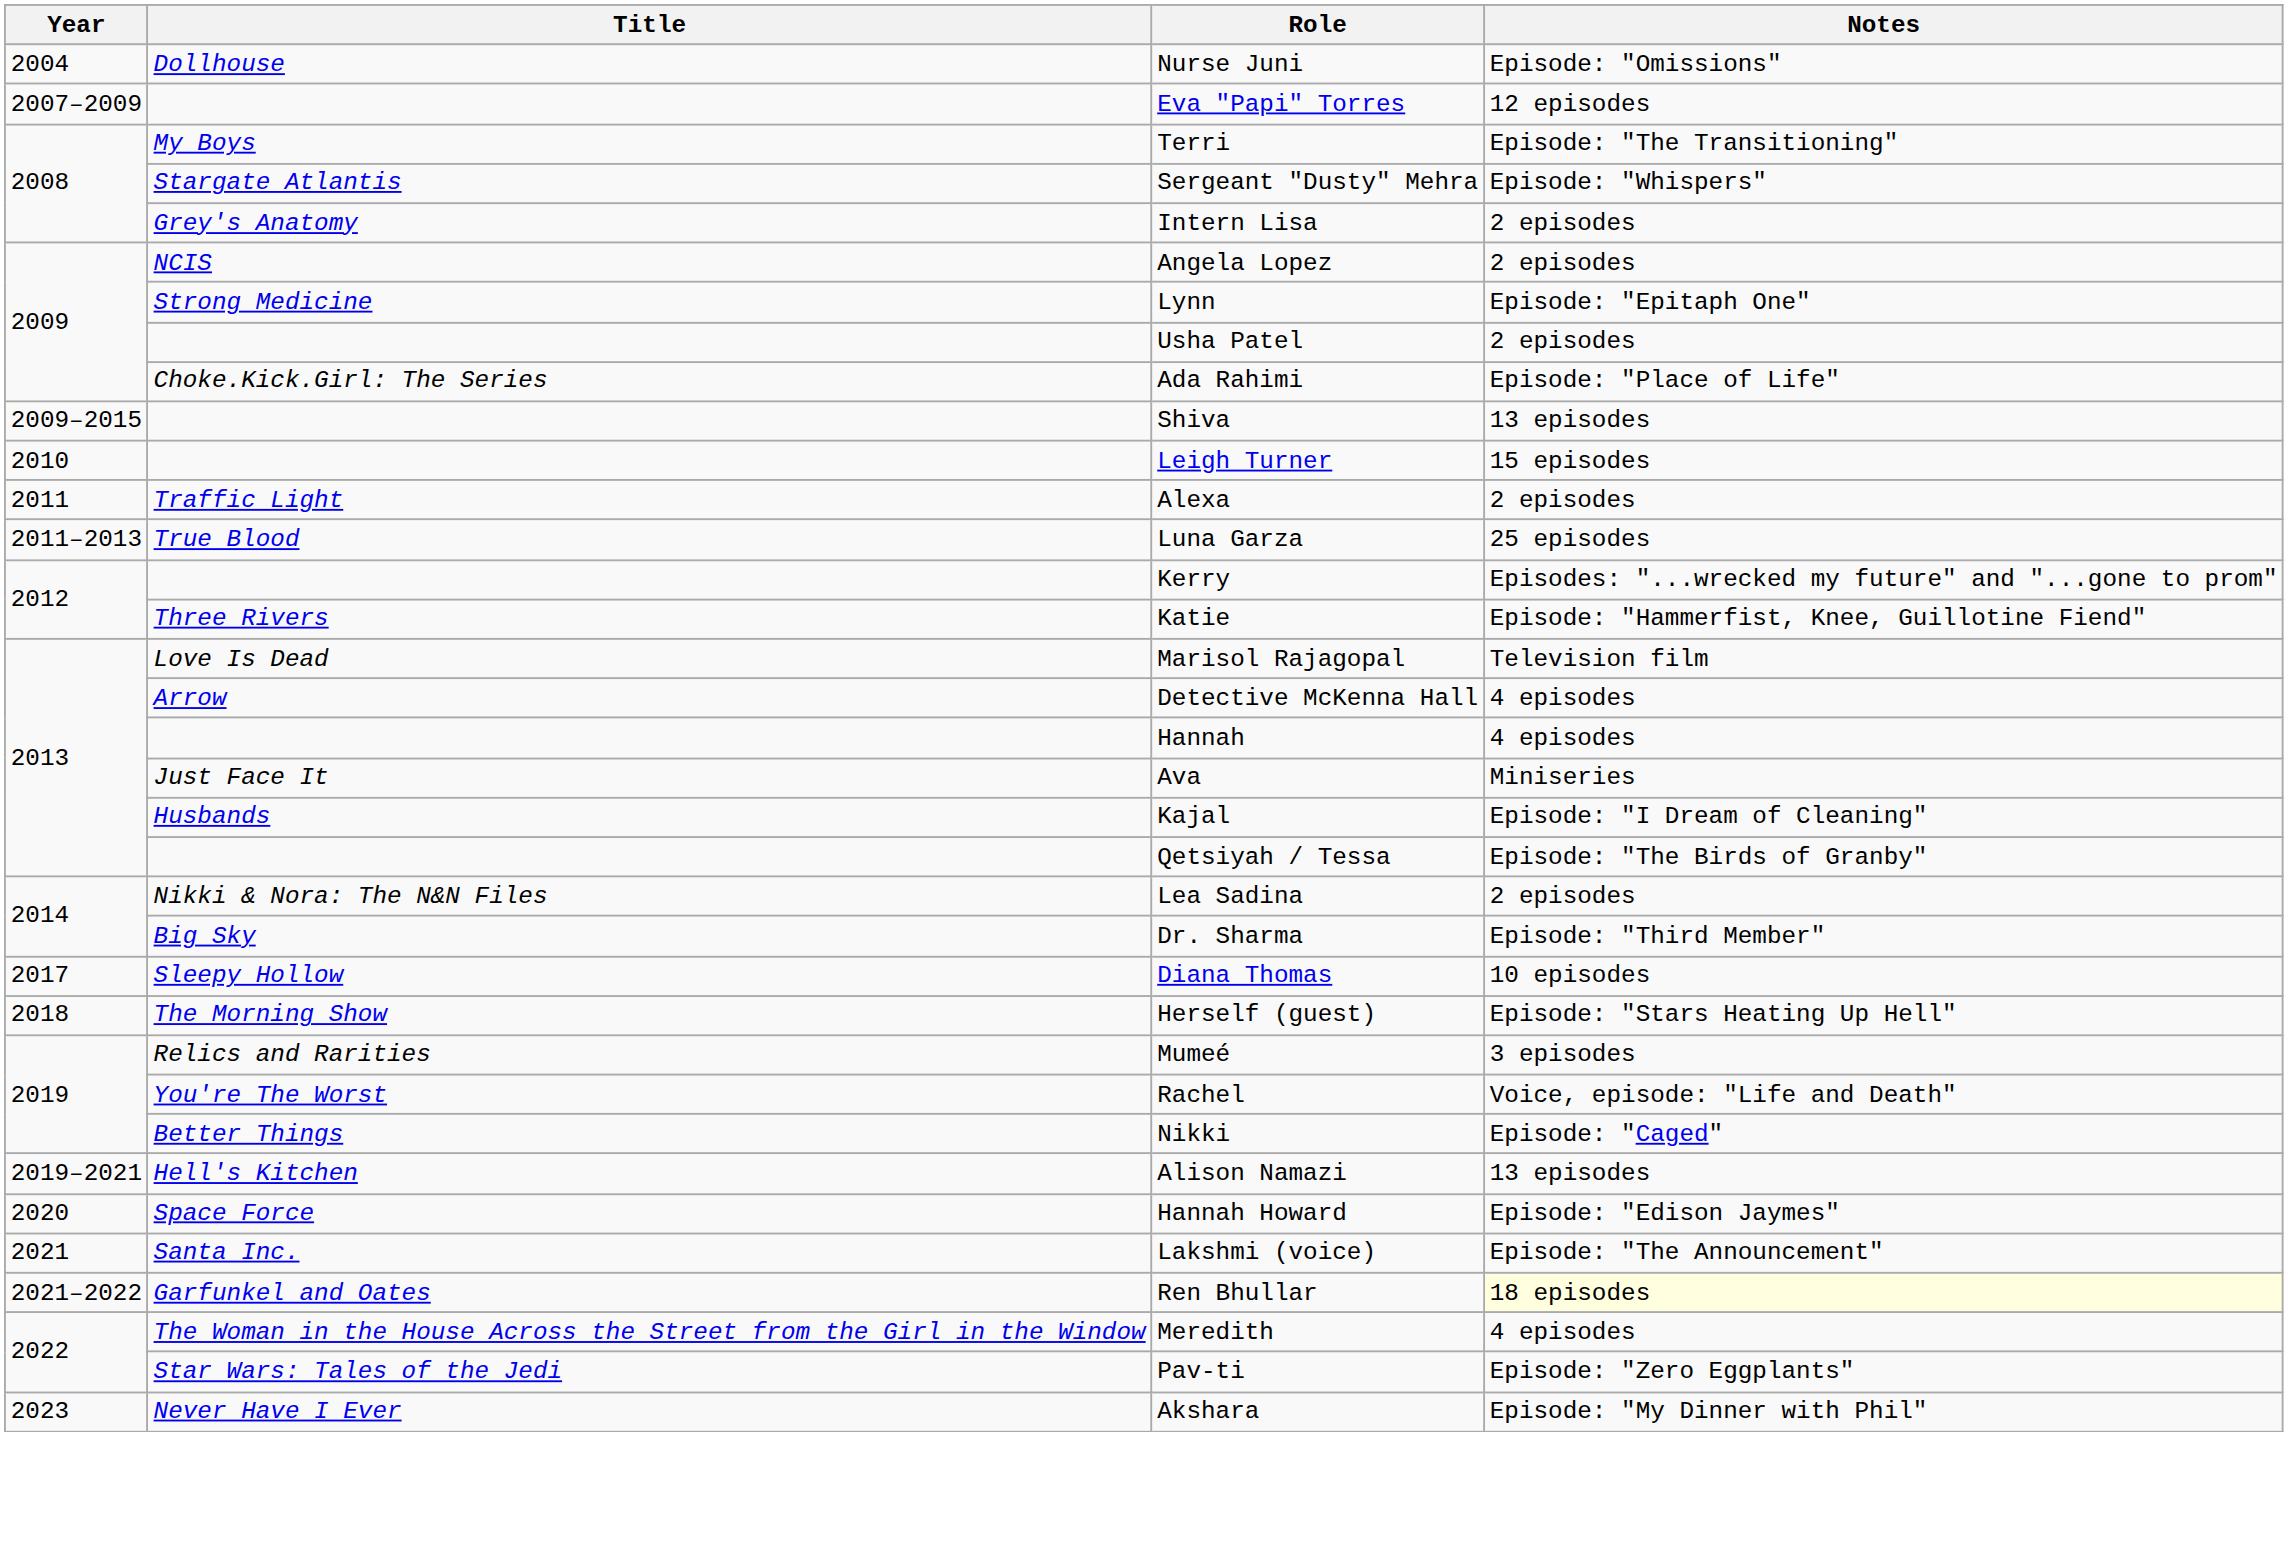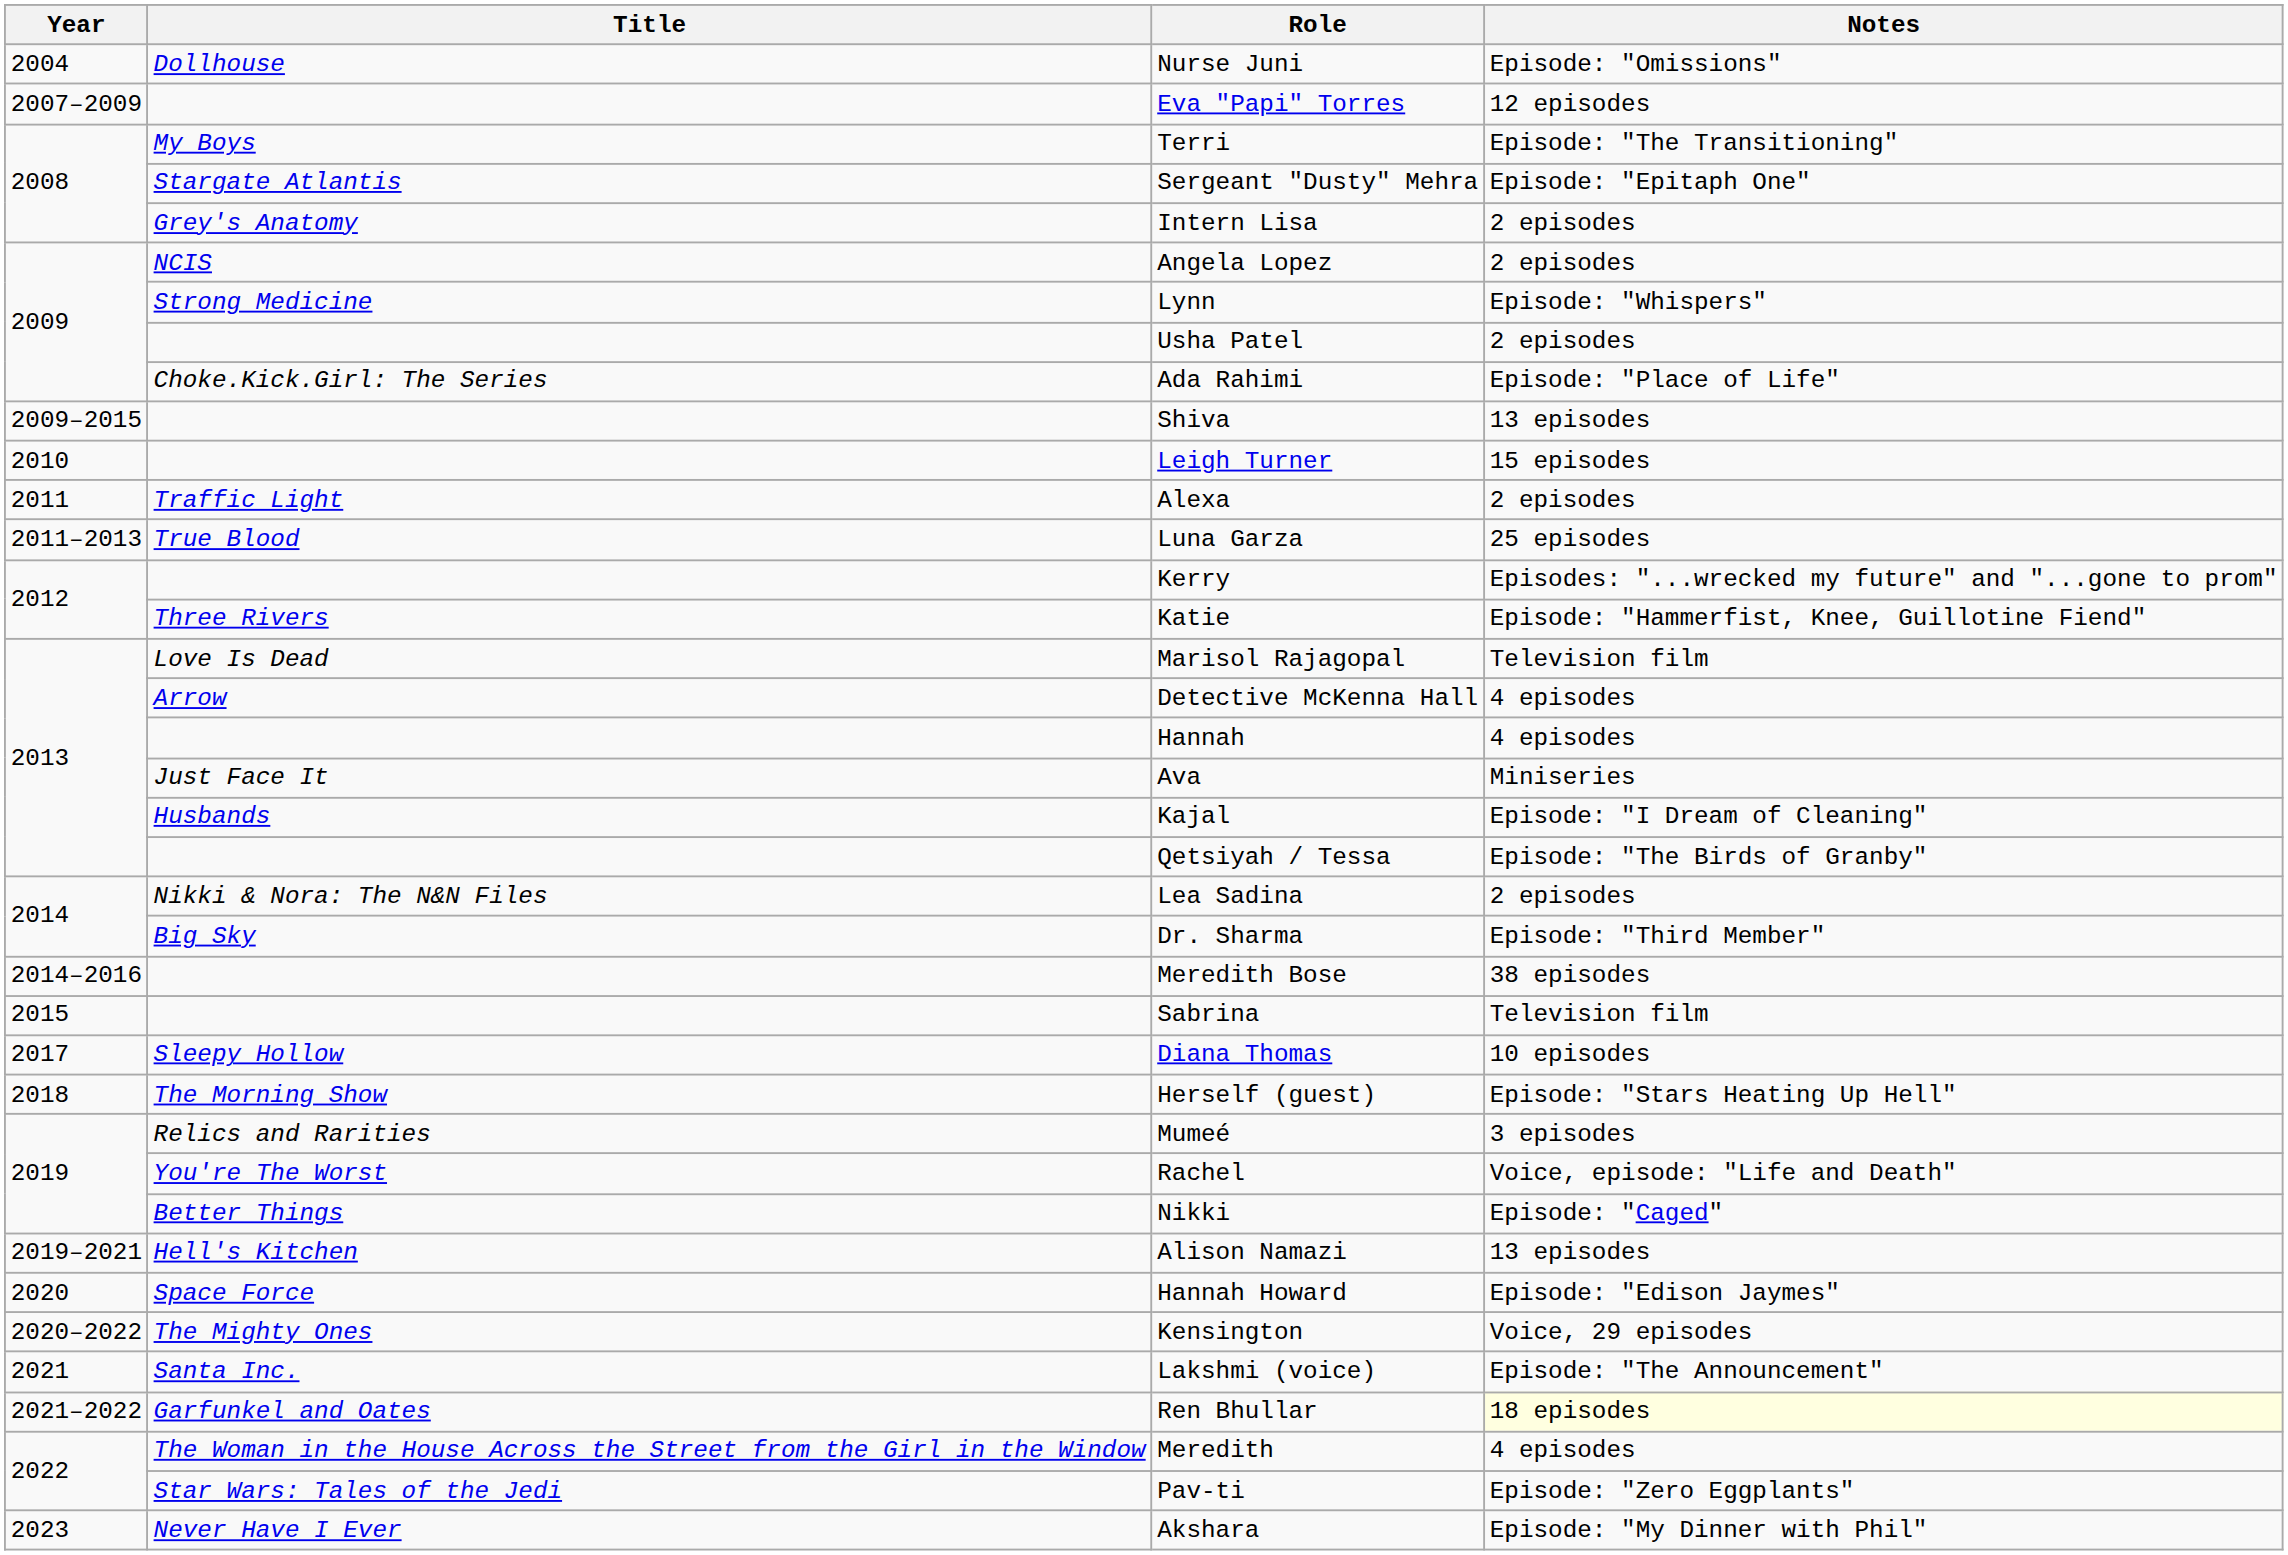(1628, 183) Episode: "Whispers" -> (1650, 183) Episode: "Epitaph One"
(1650, 302) Episode: "Epitaph One" -> (1628, 302) Episode: "Whispers"
+ row: (1252, 976)
+ row: (1208, 1015)
+ row: (1230, 1332)
